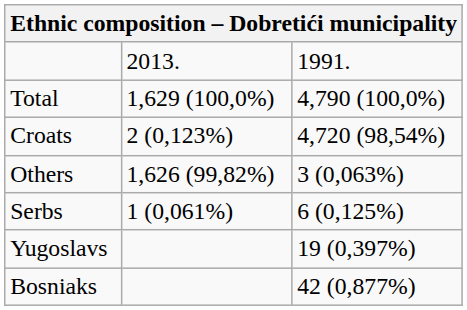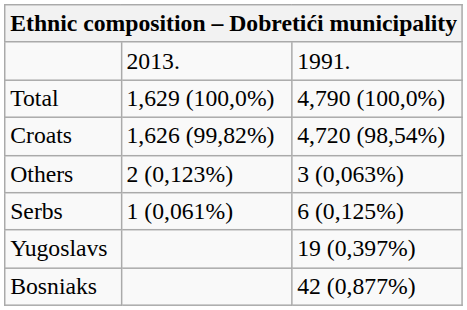(180, 135) 2 (0,123%) -> (201, 135) 1,626 (99,82%)
(201, 173) 1,626 (99,82%) -> (180, 173) 2 (0,123%)
